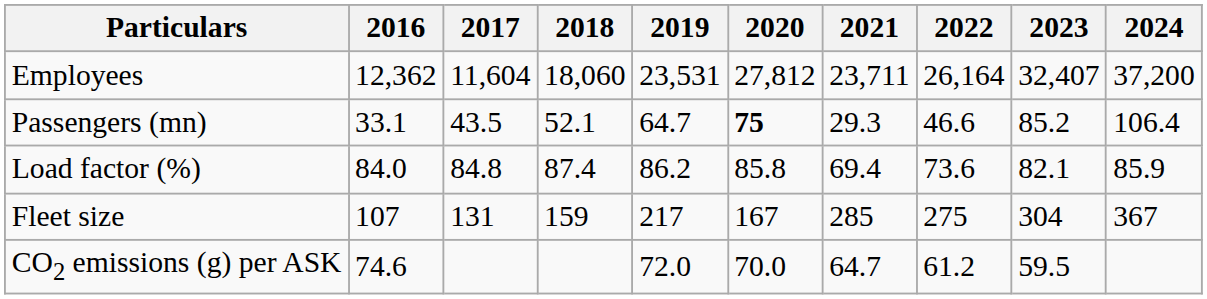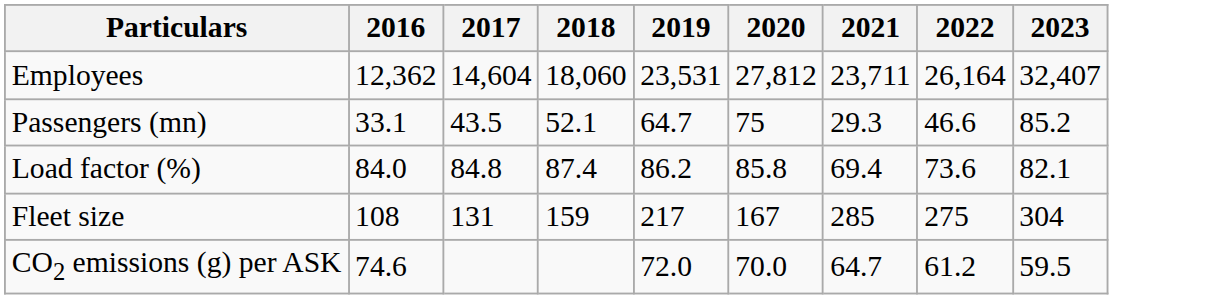- column: (1154, 27)
(490, 74) 11,604 -> (491, 74) 14,604
(749, 121) bold -> (750, 121) normal
(377, 215) 107 -> (377, 215) 108
